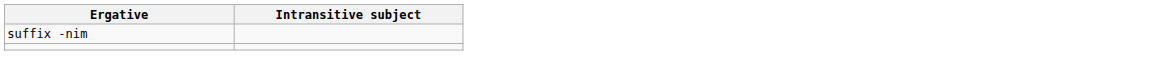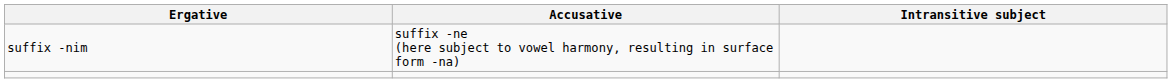+ column: (586, 14)
